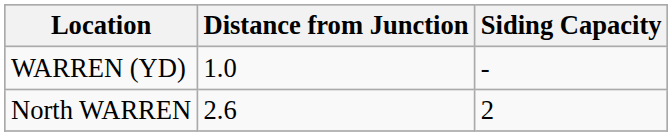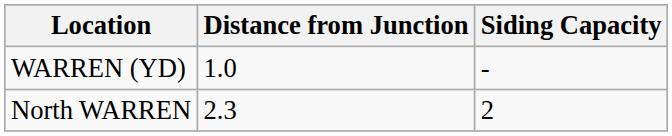(220, 109) 2.6 -> (220, 109) 2.3
